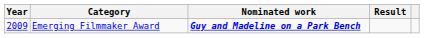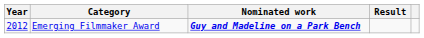(17, 26) 2009 -> (17, 26) 2012
